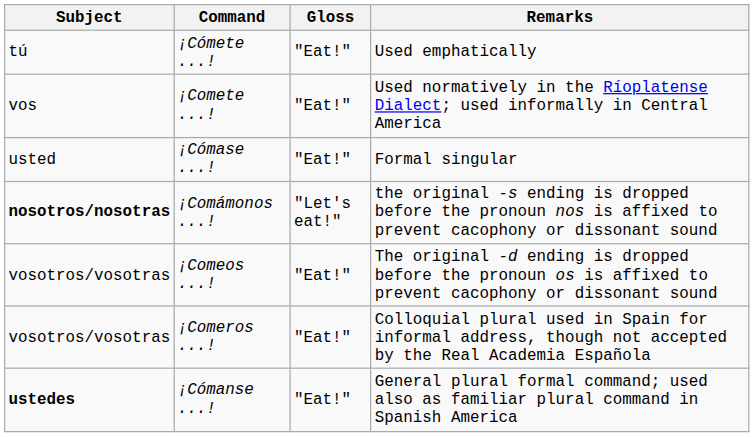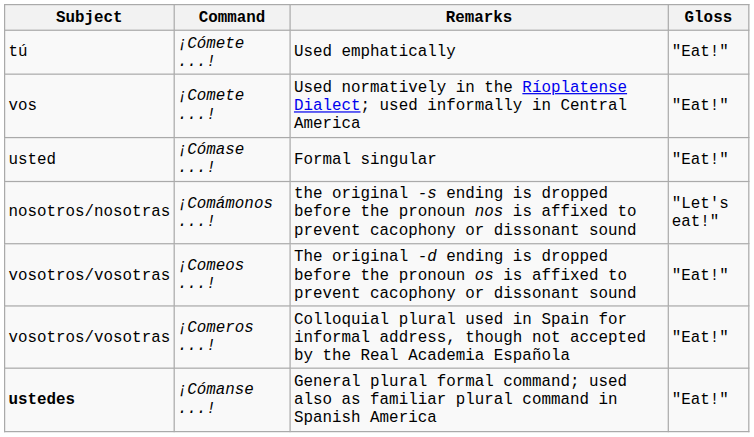columns swapped: (331, 18) <-> (560, 18)
(89, 212) bold -> (89, 212) normal
